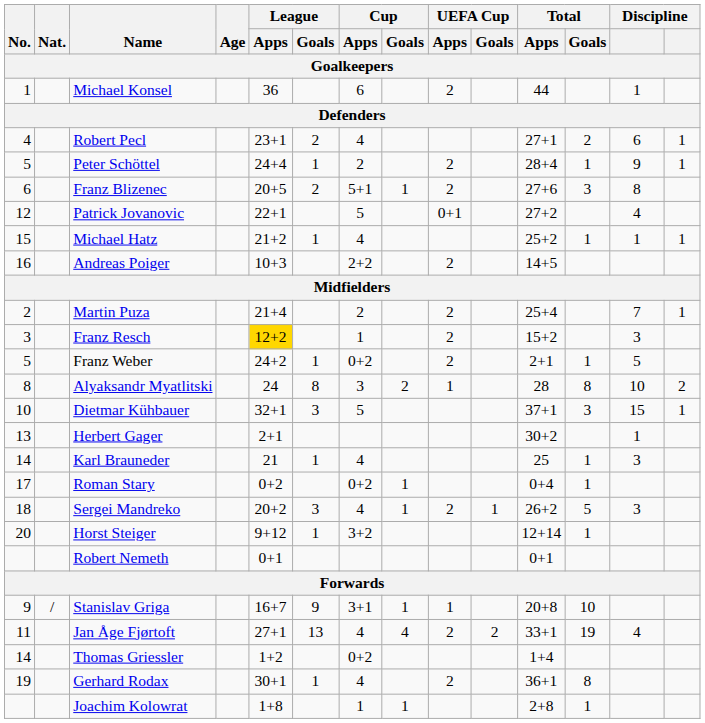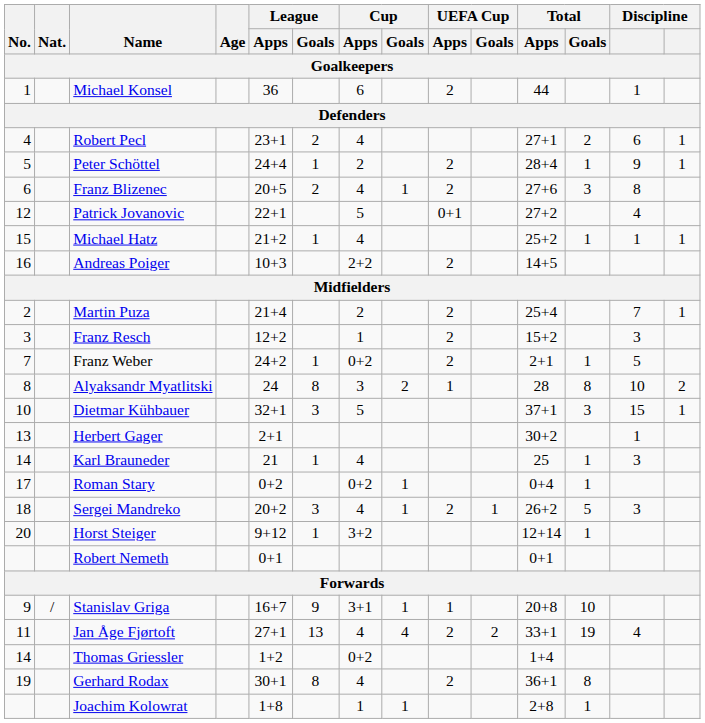(360, 189) 5+1 -> (360, 189) 4
(271, 336) gold background -> (271, 336) no background
(27, 361) 5 -> (27, 361) 7
(315, 681) 1 -> (315, 681) 8
